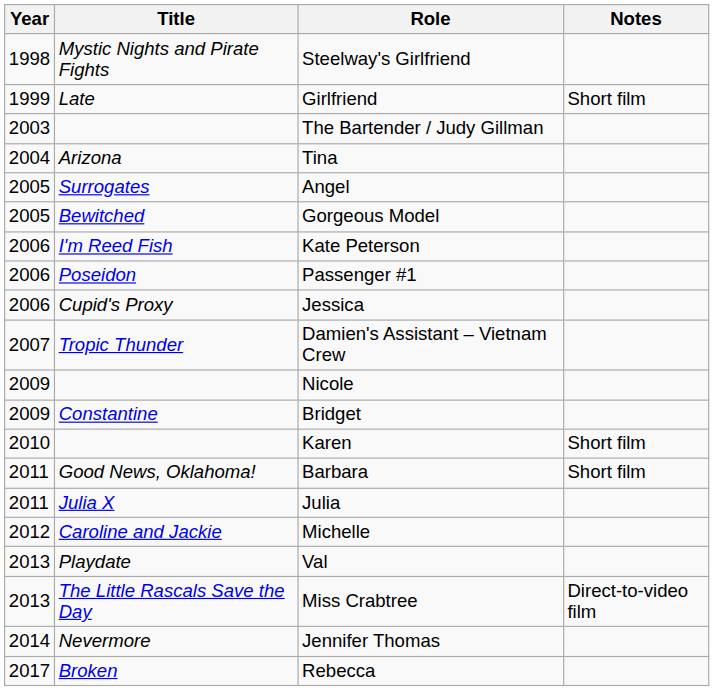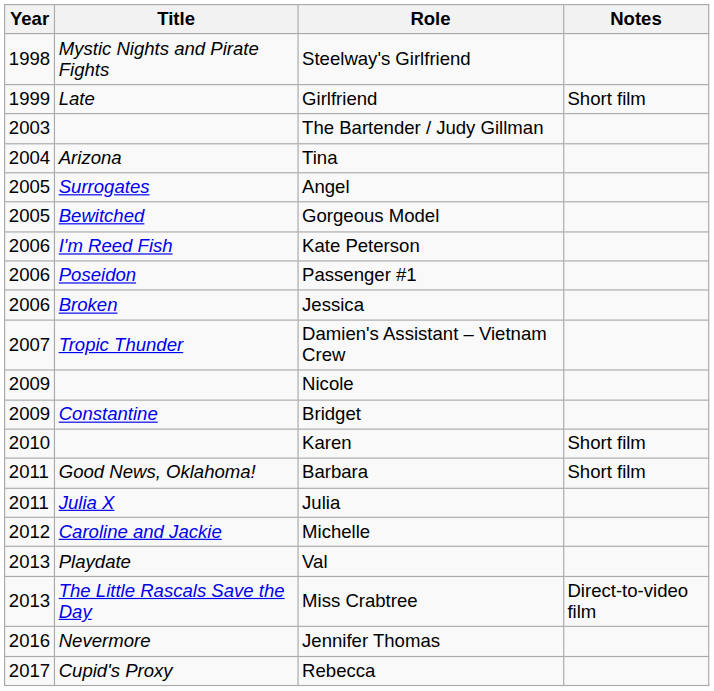(116, 305) Cupid's Proxy -> (88, 305) Broken
(30, 641) 2014 -> (30, 641) 2016
(88, 670) Broken -> (116, 670) Cupid's Proxy
